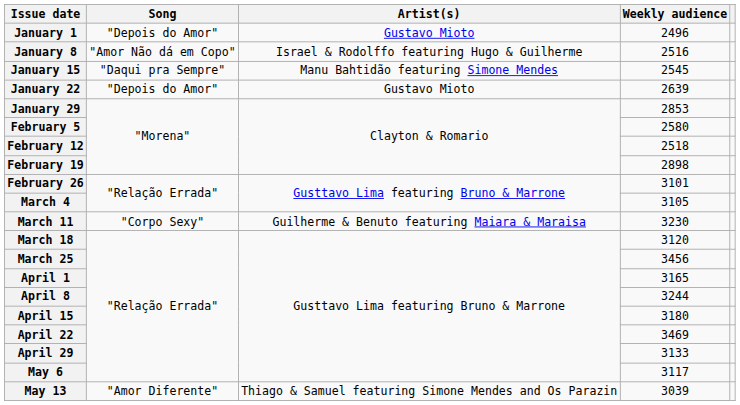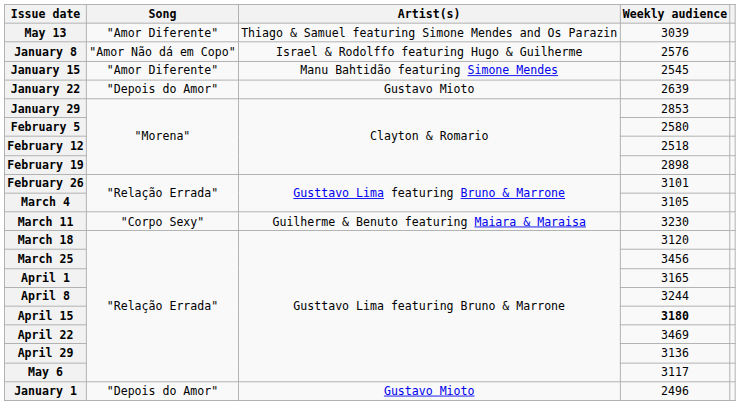rows swapped: (46, 33) <-> (46, 391)
(675, 52) 2516 -> (675, 52) 2576
(162, 70) "Daqui pra Sempre" -> (162, 70) "Amor Diferente"
(675, 316) normal -> (675, 316) bold
(675, 353) 3133 -> (675, 353) 3136
